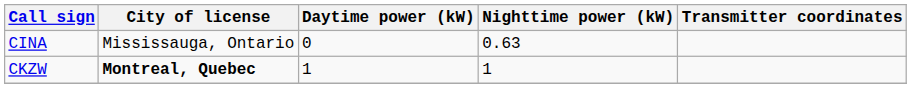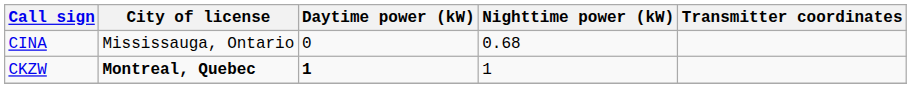(501, 44) 0.63 -> (501, 44) 0.68
(307, 70) normal -> (307, 70) bold
